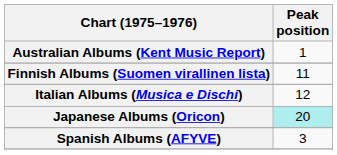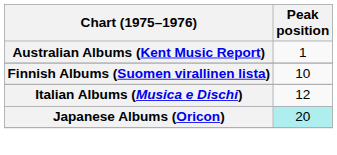(303, 73) 11 -> (303, 73) 10
- row: (139, 138)
